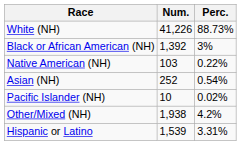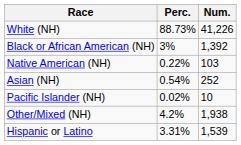columns swapped: (176, 13) <-> (215, 13)
